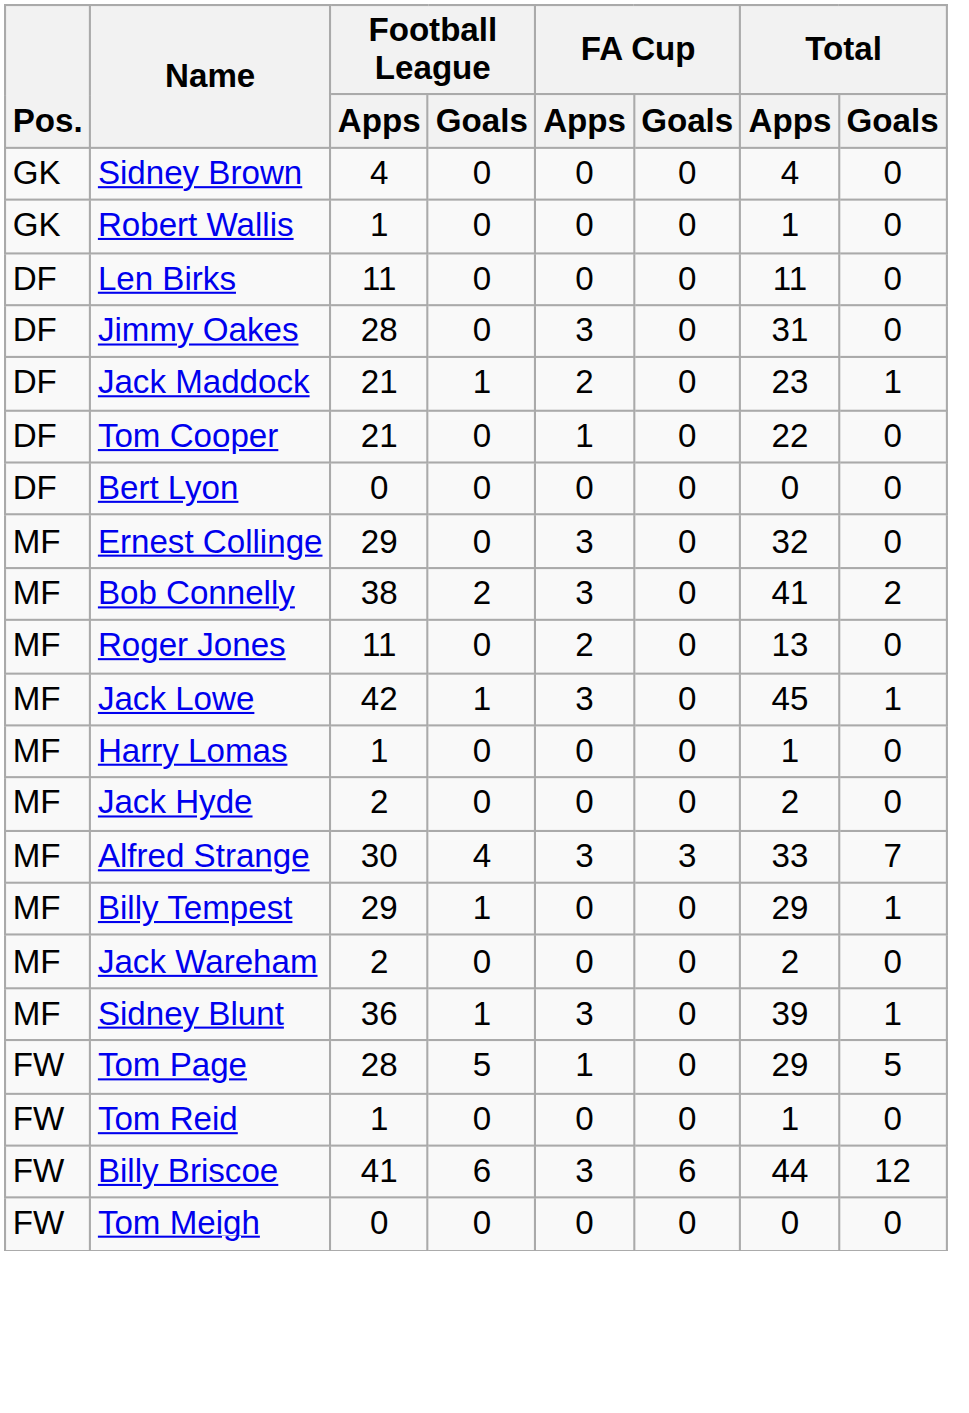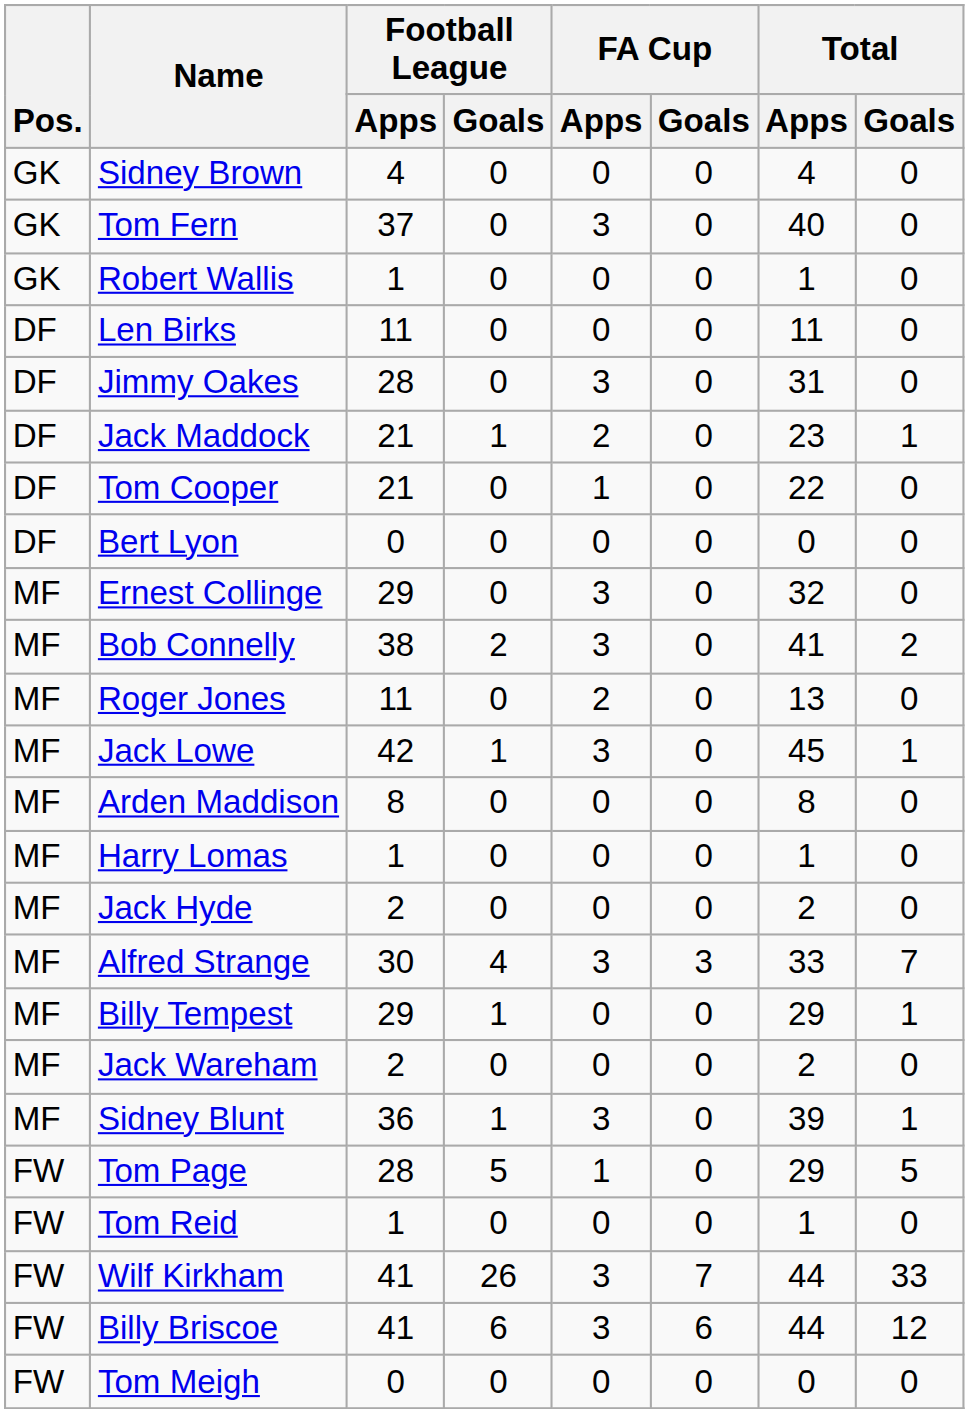+ row: (168, 225)
+ row: (218, 803)
+ row: (191, 1276)
